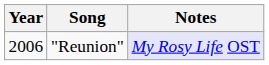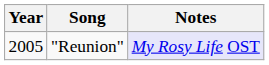(26, 45) 2006 -> (26, 45) 2005
